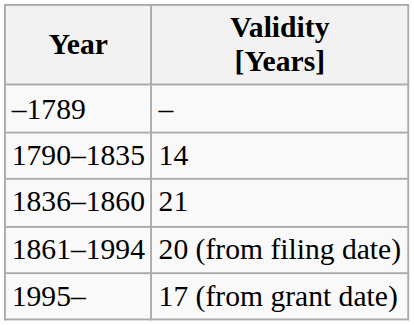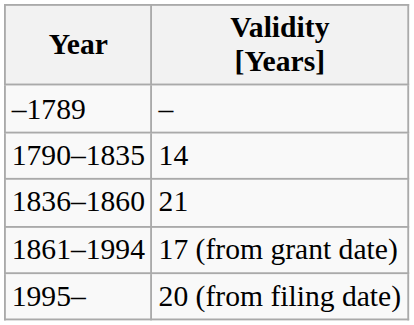(280, 249) 20 (from filing date) -> (278, 249) 17 (from grant date)
(278, 295) 17 (from grant date) -> (280, 295) 20 (from filing date)
